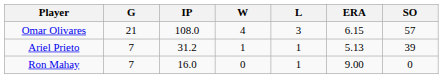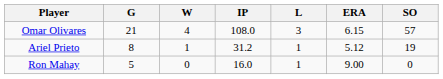columns swapped: (187, 13) <-> (243, 13)
(131, 47) 7 -> (131, 47) 8
(354, 47) 5.13 -> (354, 47) 5.12
(410, 47) 39 -> (410, 47) 19
(131, 64) 7 -> (131, 64) 5
